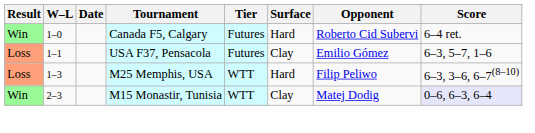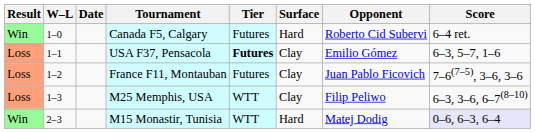(246, 53) normal -> (253, 53) bold
+ row: (168, 74)
(283, 74) Hard -> (291, 97) Clay
(282, 95) Clay -> (291, 118) Hard
